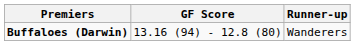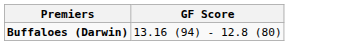- column: (317, 14)
